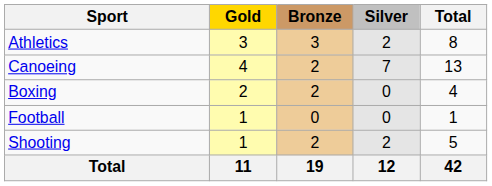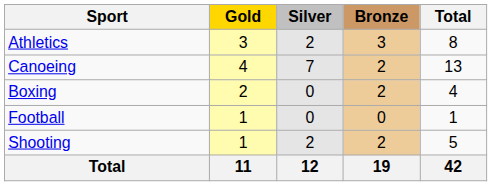columns swapped: (386, 17) <-> (315, 17)
